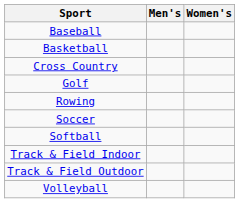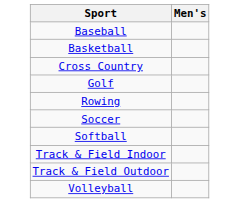- column: (209, 13)
